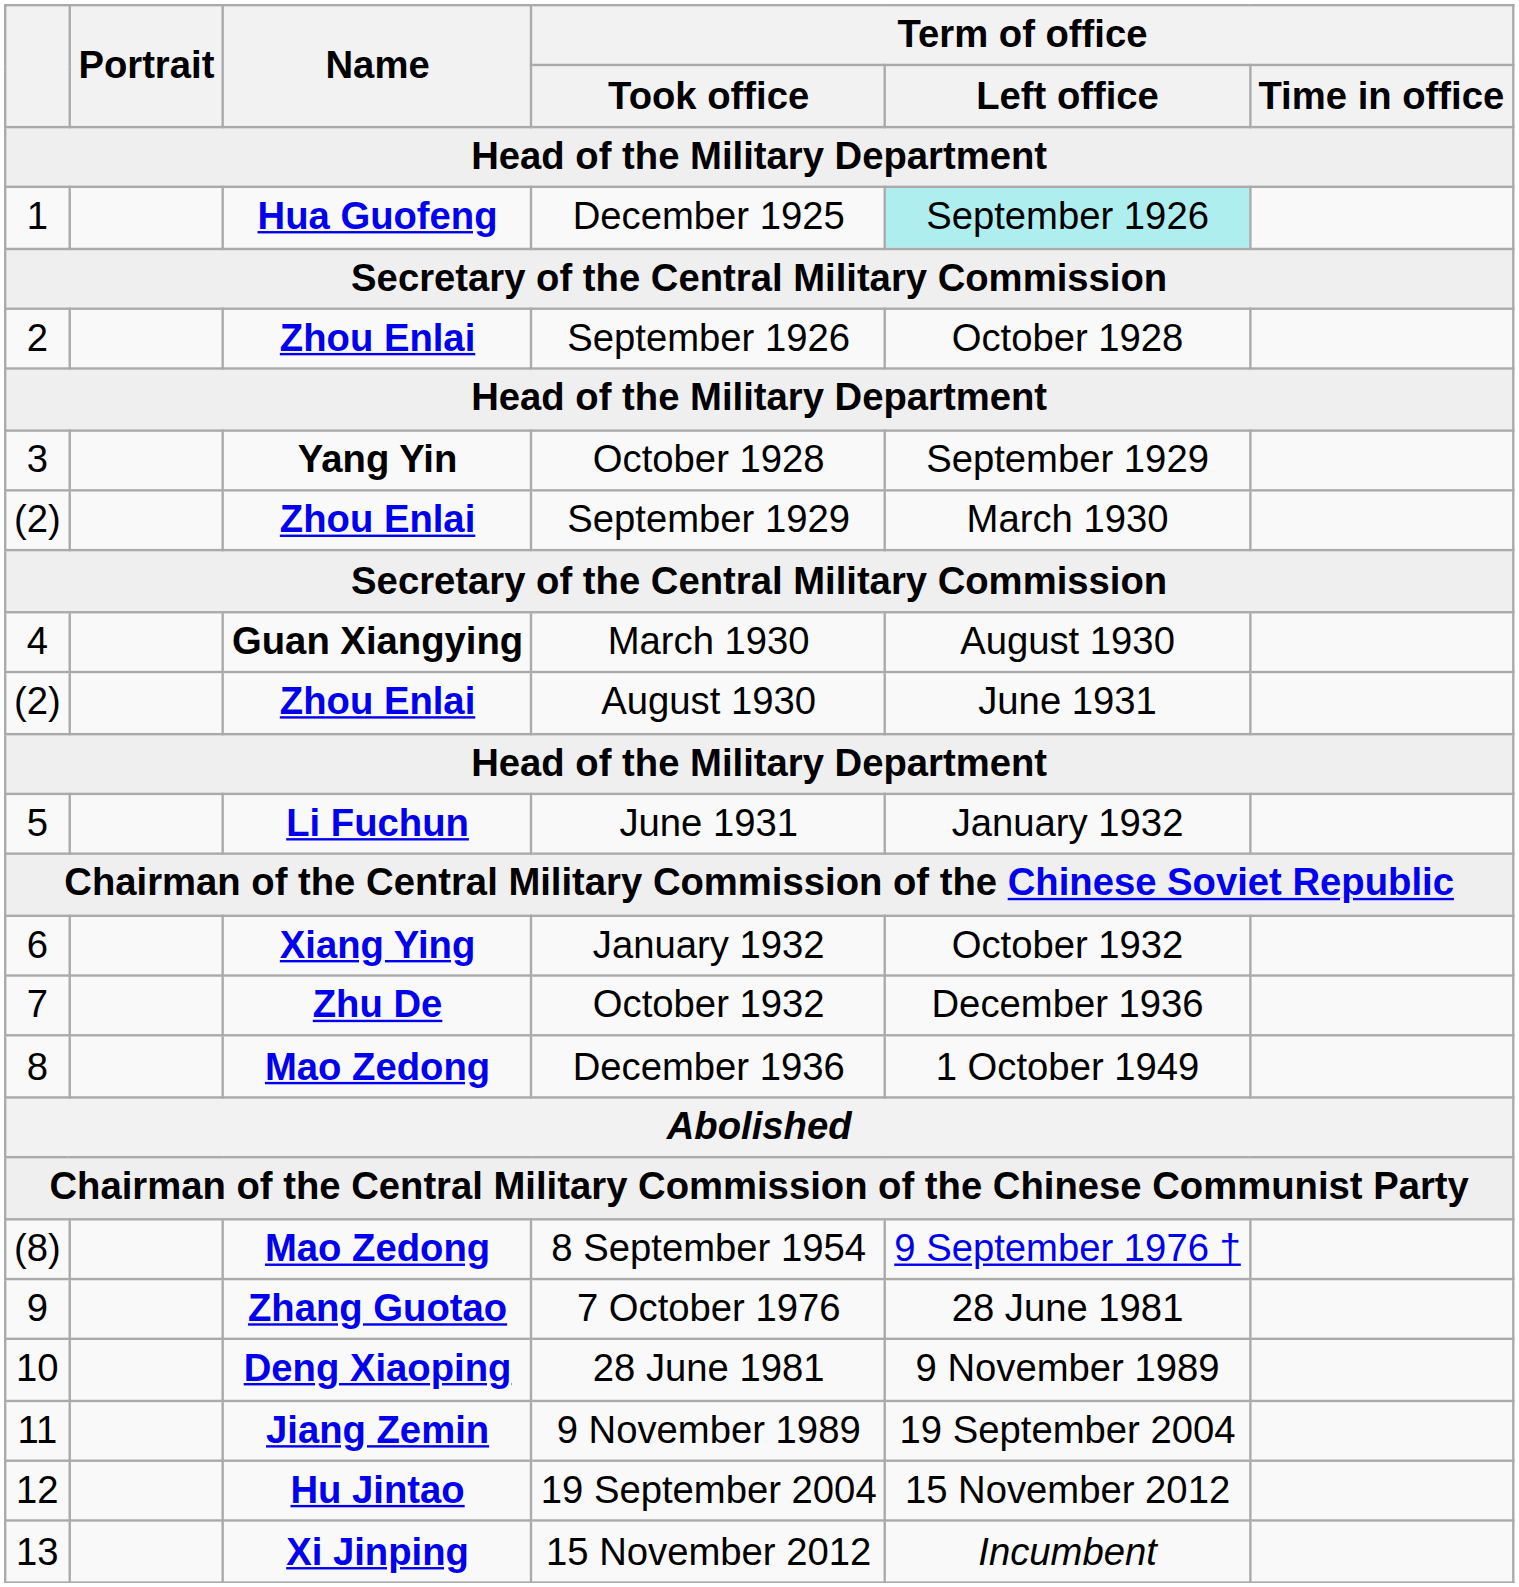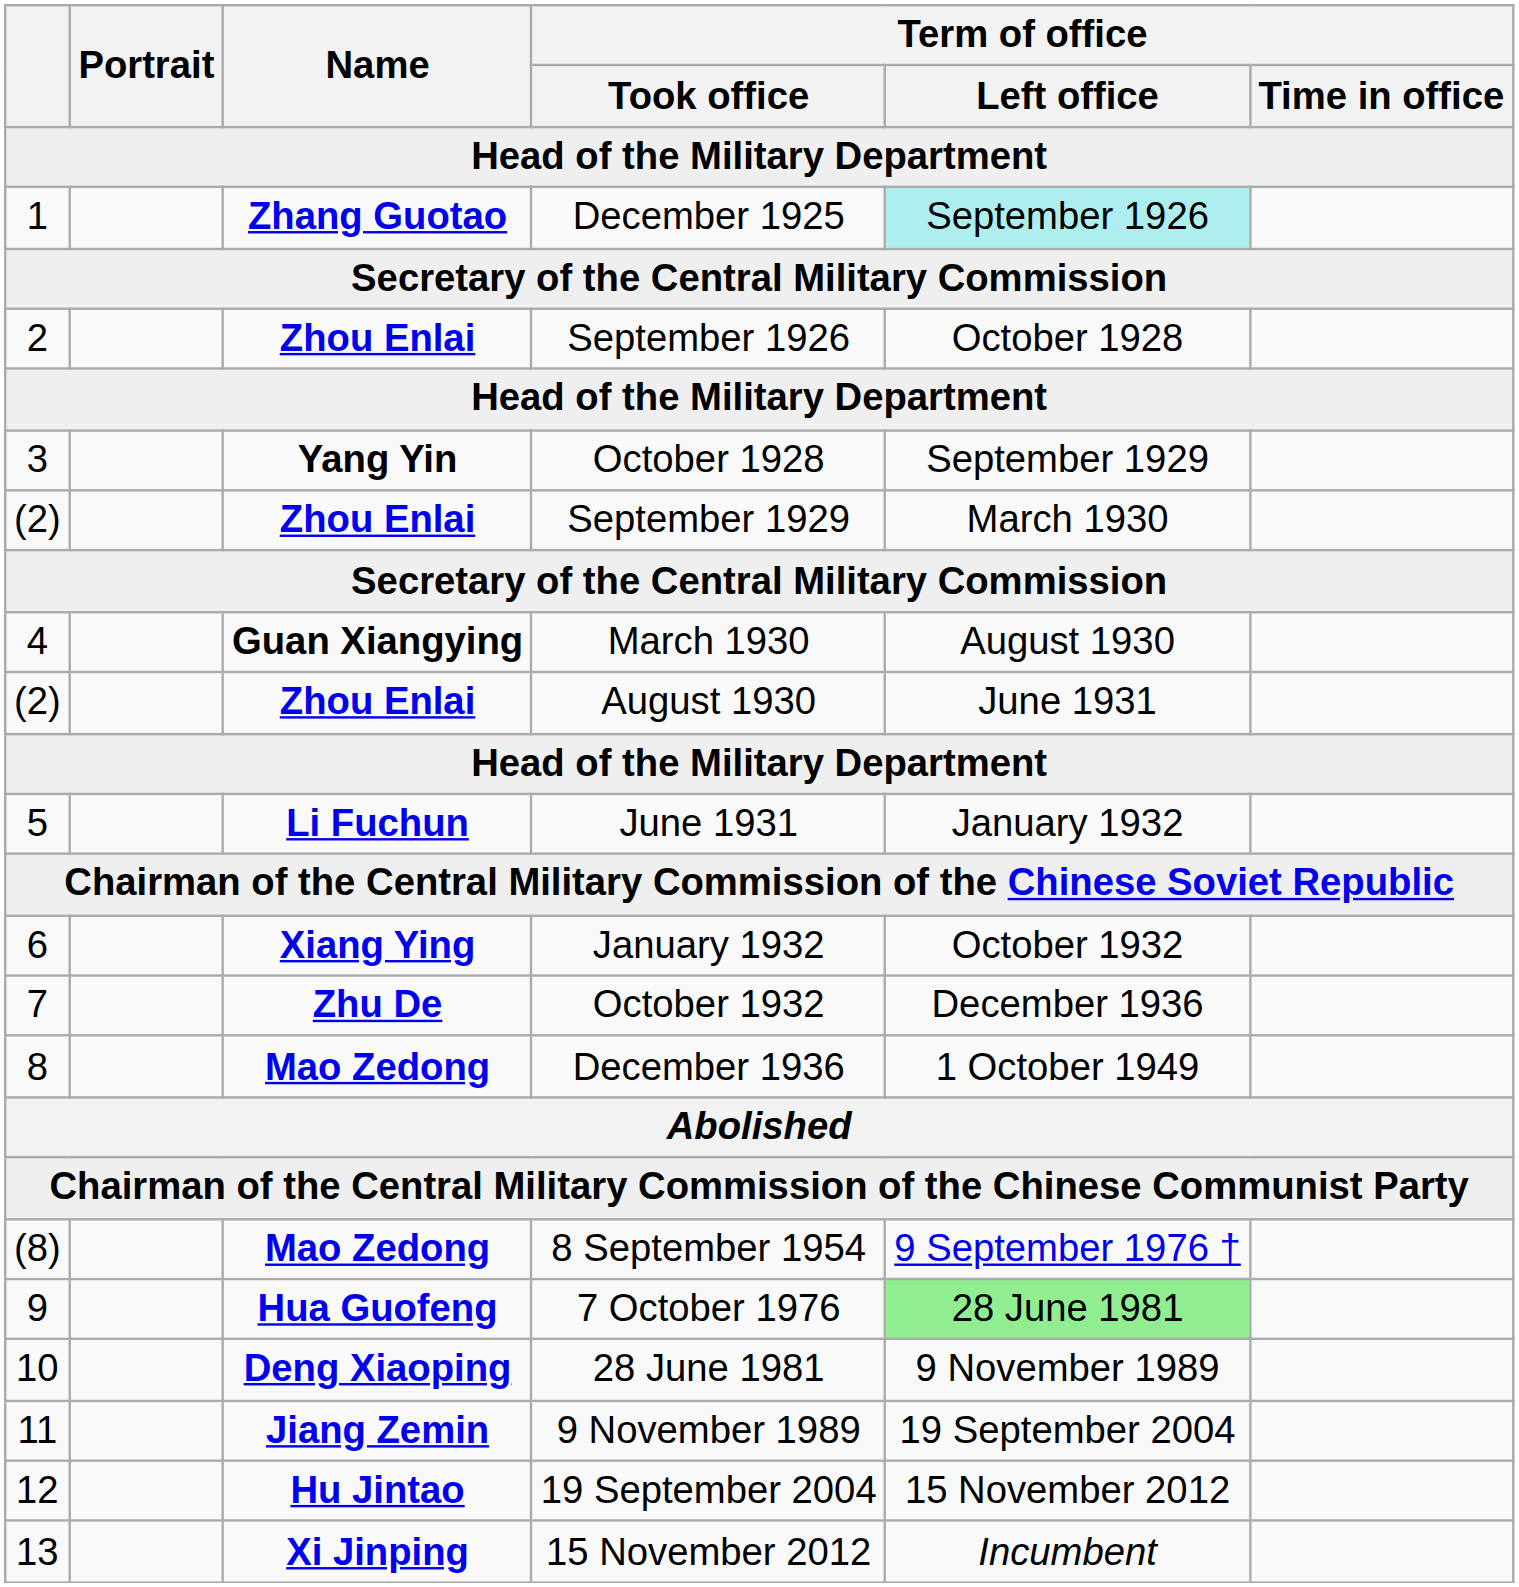(378, 216) Hua Guofeng -> (378, 216) Zhang Guotao
(378, 1308) Zhang Guotao -> (378, 1308) Hua Guofeng
(1068, 1308) no background -> (1068, 1308) lightgreen background
